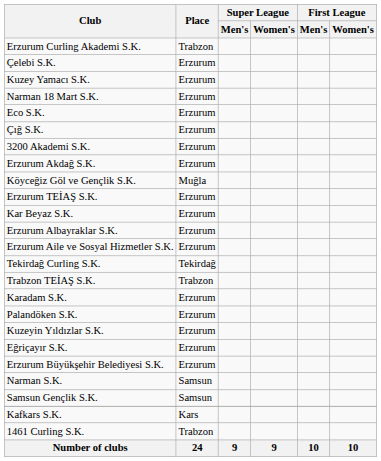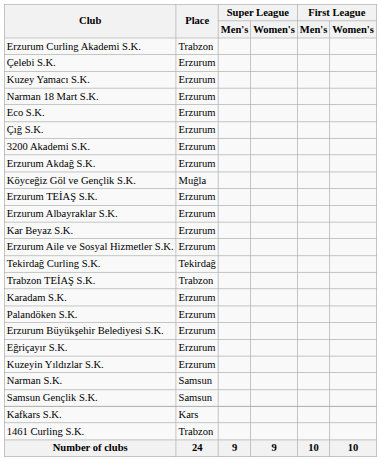rows swapped: (62, 230) <-> (40, 213)
rows swapped: (85, 364) <-> (55, 331)
